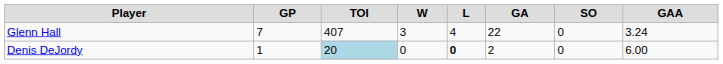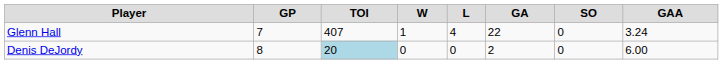(403, 31) 3 -> (403, 31) 1
(260, 50) 1 -> (260, 50) 8
(453, 50) bold -> (453, 50) normal
